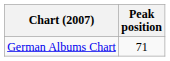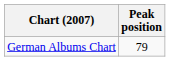(142, 46) 71 -> (142, 46) 79
